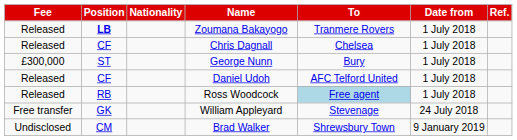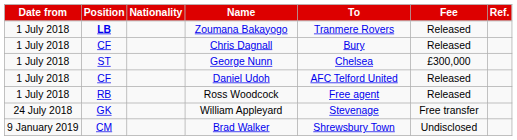columns swapped: (449, 13) <-> (43, 13)
(354, 46) Chelsea -> (354, 46) Bury
(354, 62) Bury -> (354, 62) Chelsea
(354, 95) lightblue background -> (354, 95) no background
